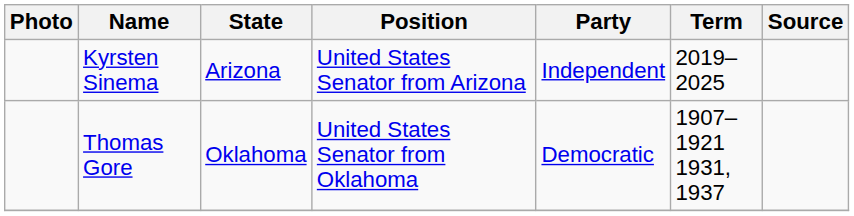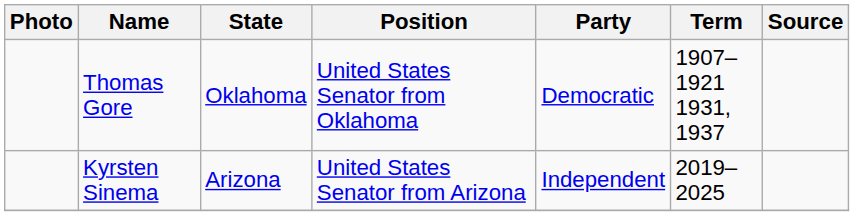rows swapped: (123, 155) <-> (121, 69)
